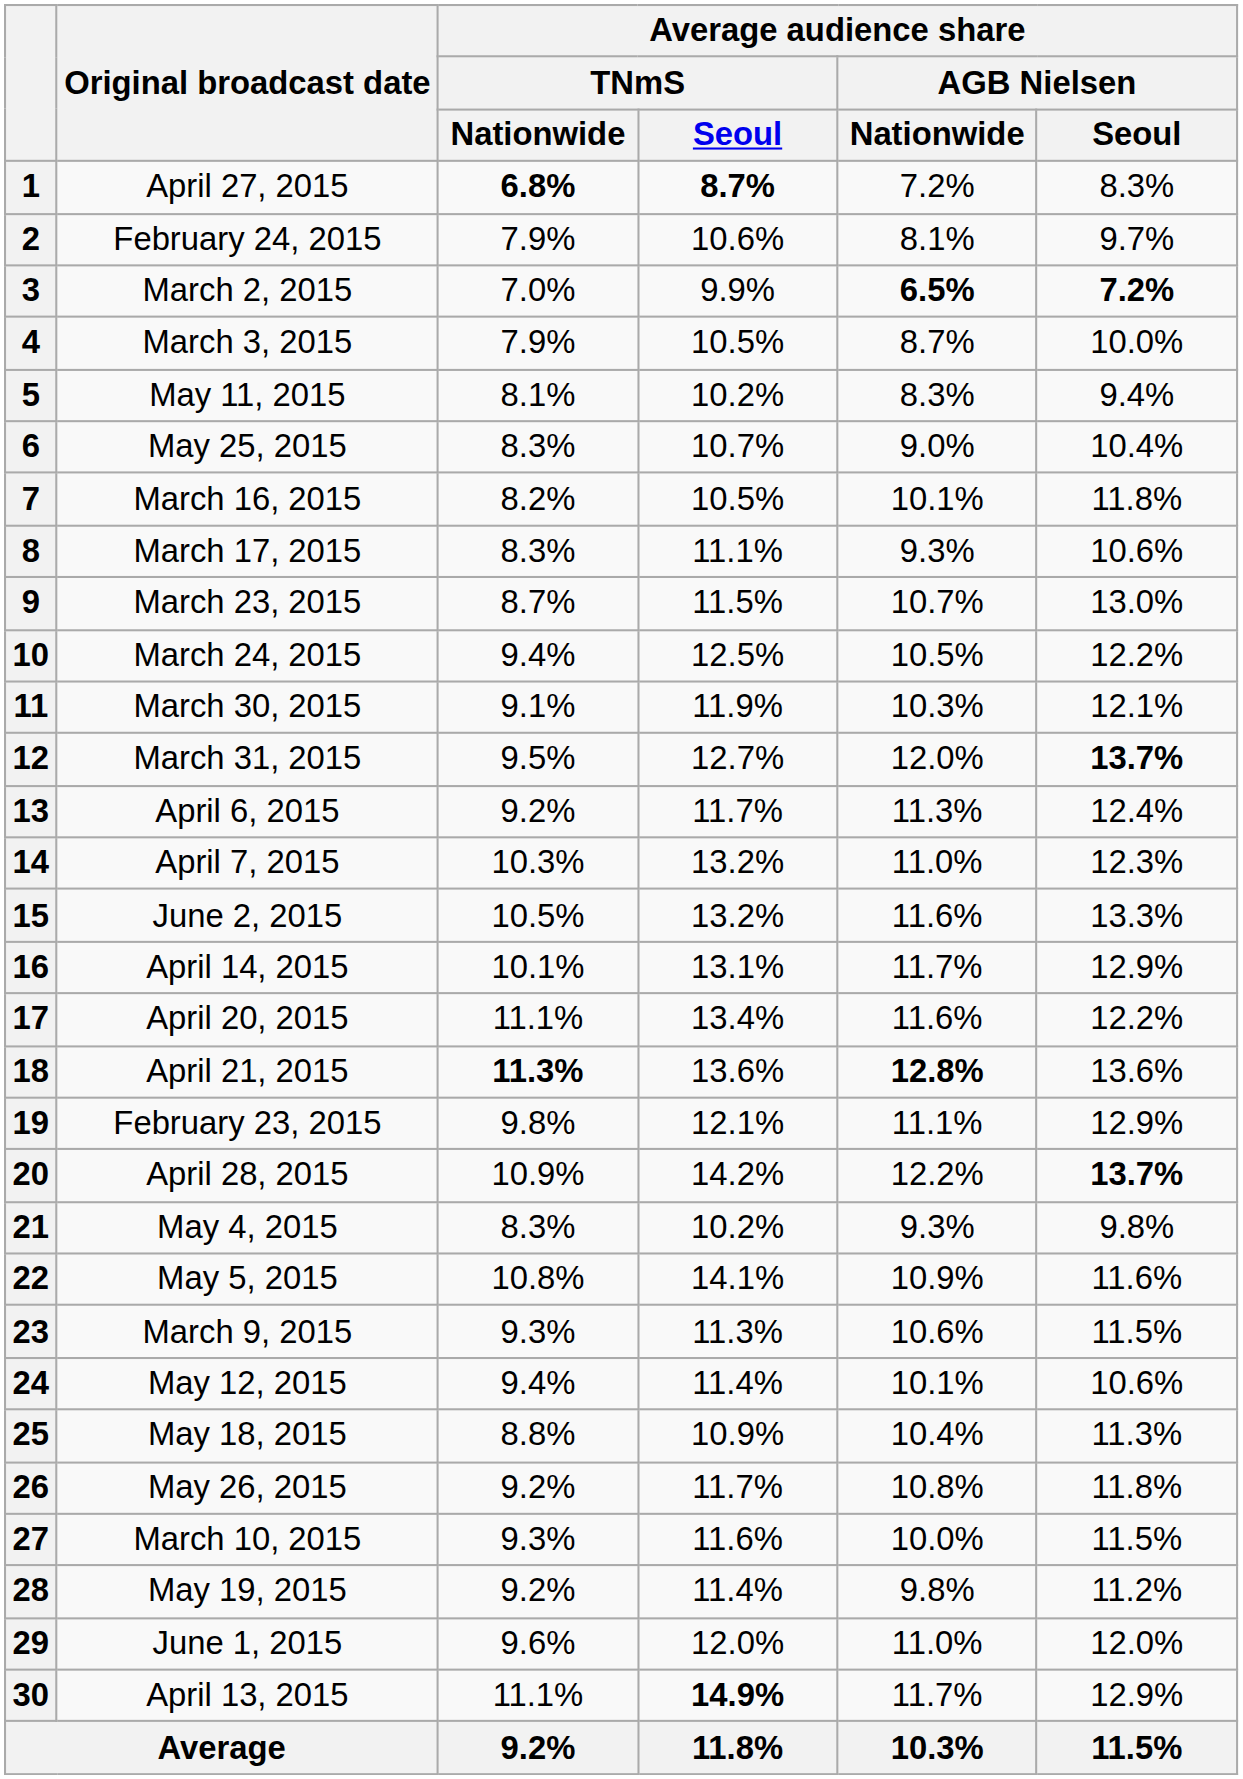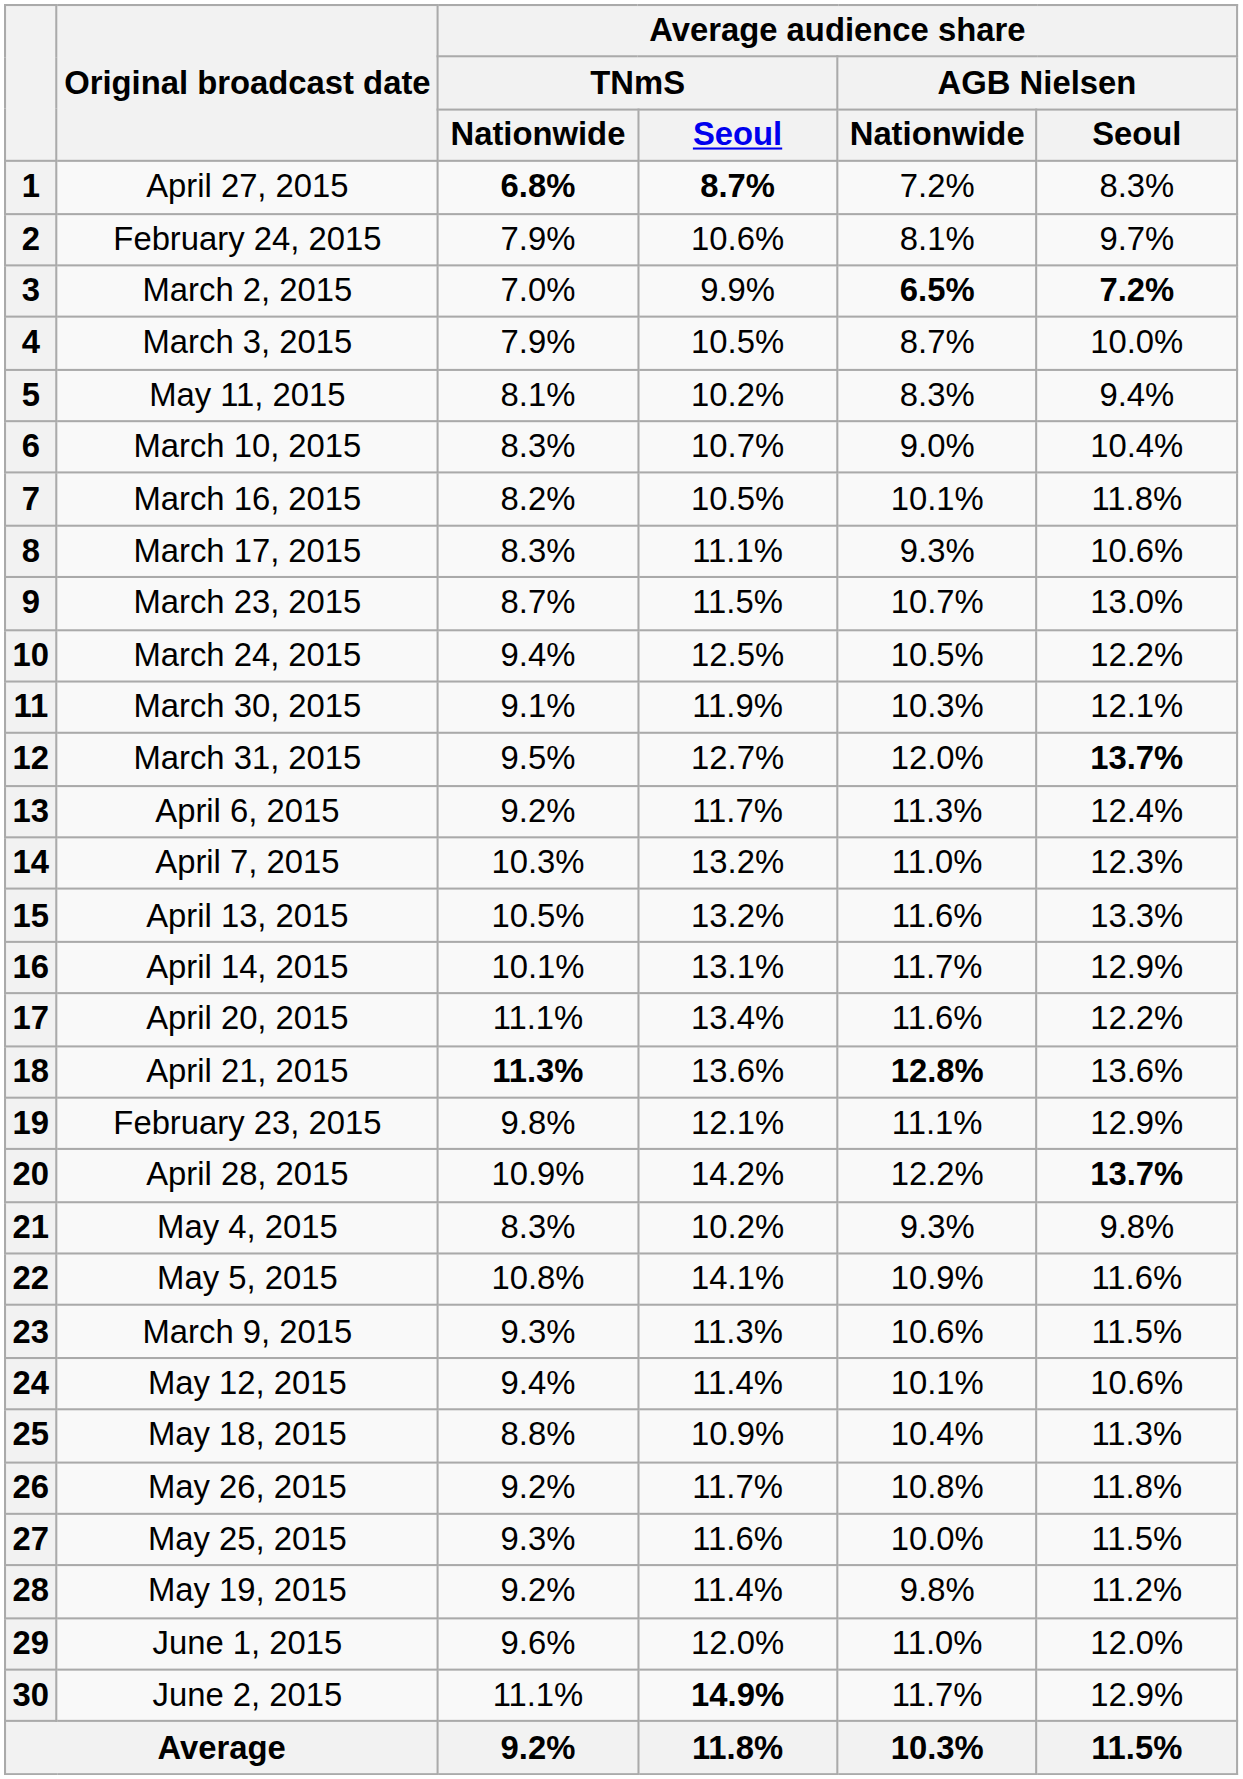(247, 446) May 25, 2015 -> (247, 446) March 10, 2015
(247, 914) June 2, 2015 -> (247, 914) April 13, 2015
(247, 1539) March 10, 2015 -> (247, 1539) May 25, 2015
(247, 1695) April 13, 2015 -> (247, 1695) June 2, 2015
